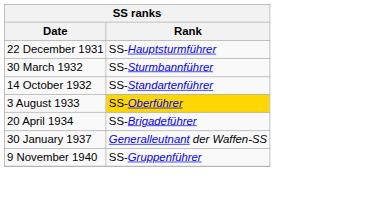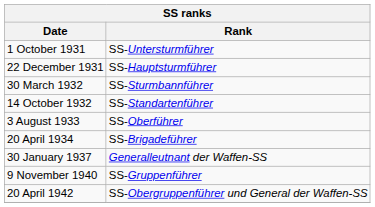+ row: (46, 49)
(146, 103) gold background -> (146, 121) no background
+ row: (40, 193)
